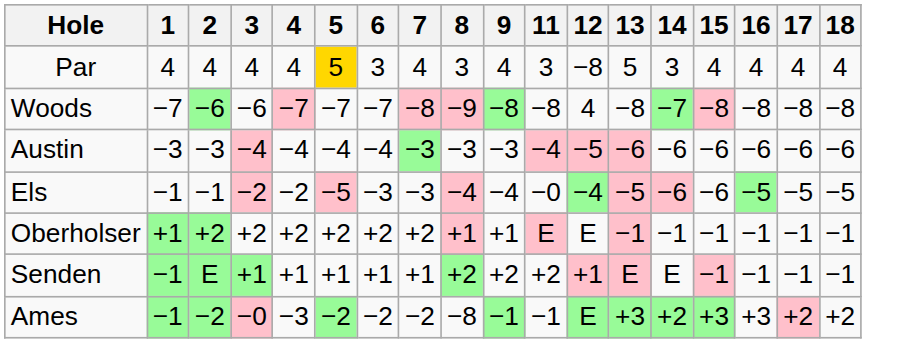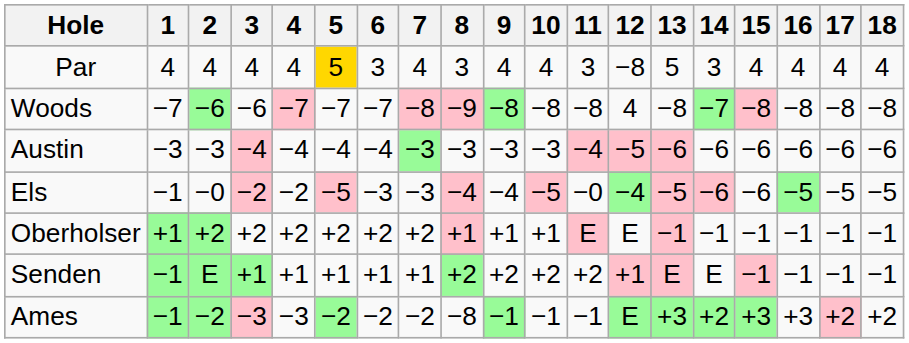+ column: (546, 25)
(210, 191) −1 -> (210, 191) −0
(252, 316) −0 -> (252, 316) −3
